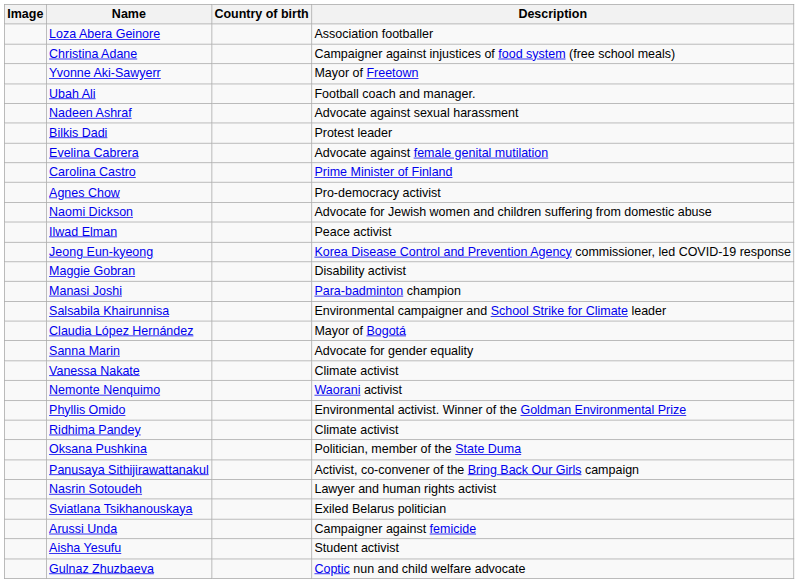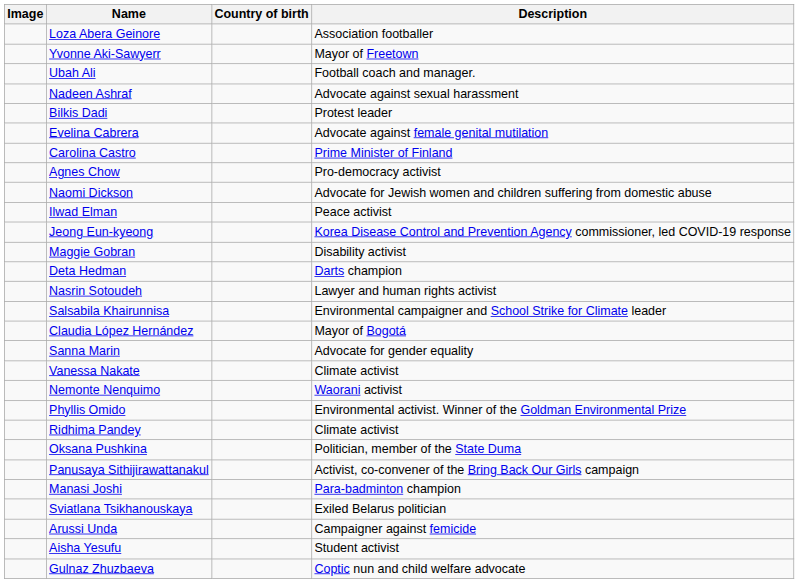- row: (93, 53)
+ row: (88, 271)
rows swapped: (86, 291) <-> (96, 489)
